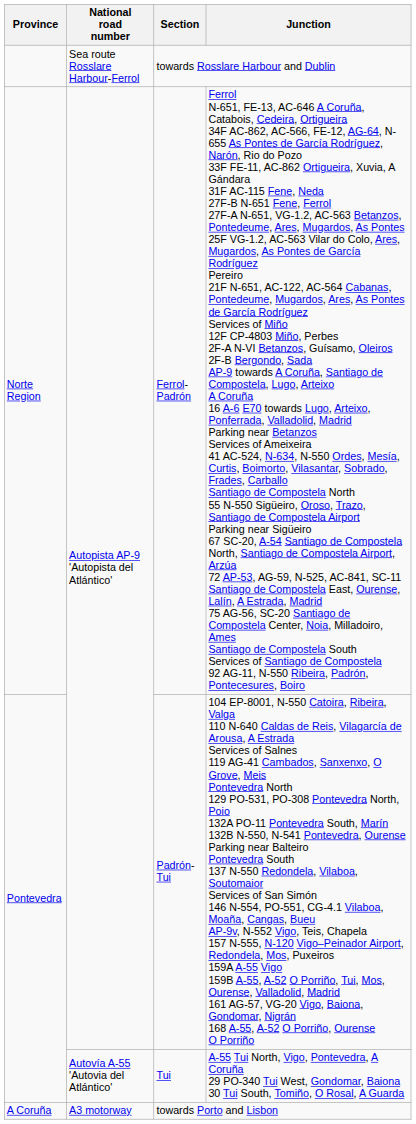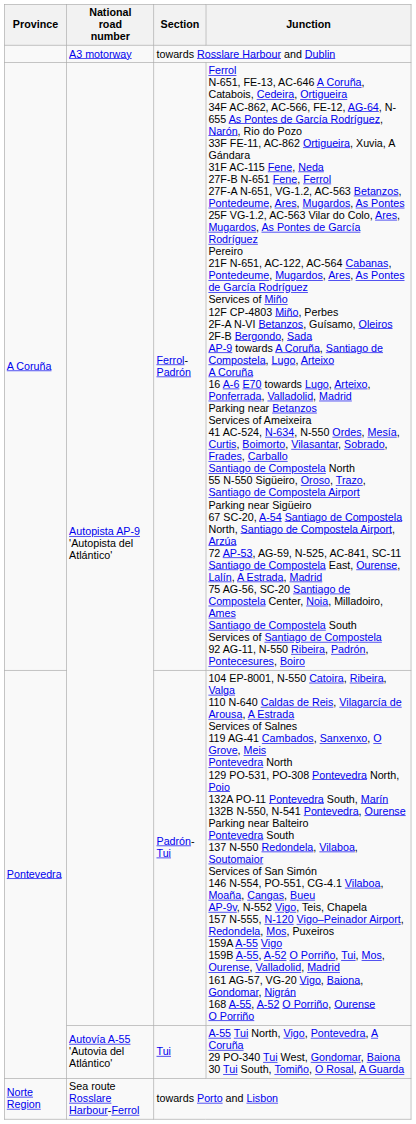(104, 66) Sea route Rosslare Harbour-Ferrol -> (100, 54) A3 motorway
(24, 390) Norte Region -> (29, 366) A Coruña
(29, 1111) A Coruña -> (24, 1098) Norte Region
(100, 1111) A3 motorway -> (104, 1098) Sea route Rosslare Harbour-Ferrol
